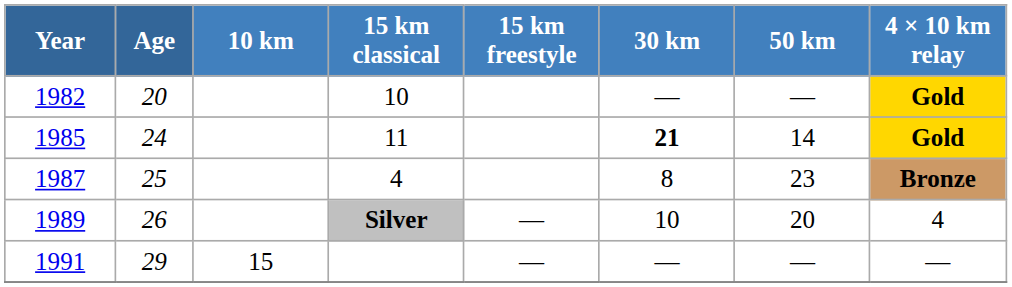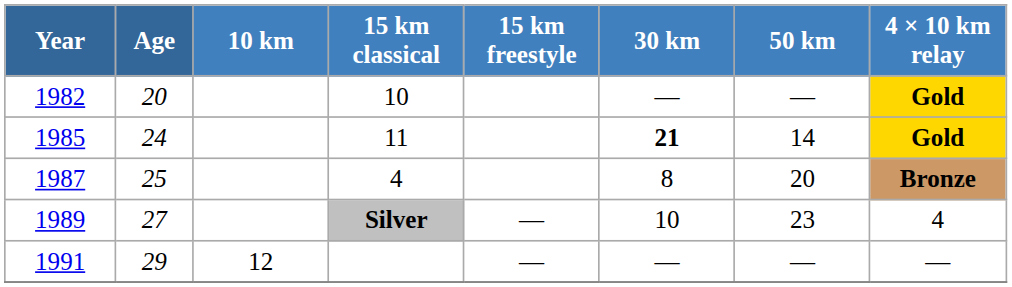(802, 179) 23 -> (802, 179) 20
(154, 220) 26 -> (154, 220) 27
(802, 220) 20 -> (802, 220) 23
(261, 261) 15 -> (261, 261) 12
